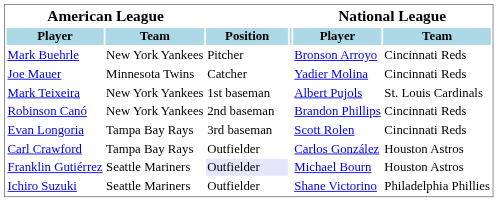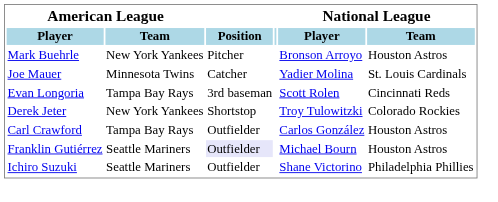(425, 55) Cincinnati Reds -> (408, 55) Houston Astros
(425, 73) Cincinnati Reds -> (417, 73) St. Louis Cardinals
- row: (44, 92)
- row: (47, 111)
+ row: (37, 111)
